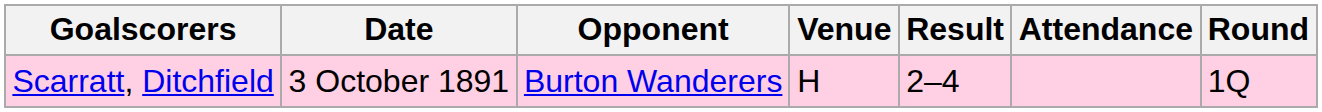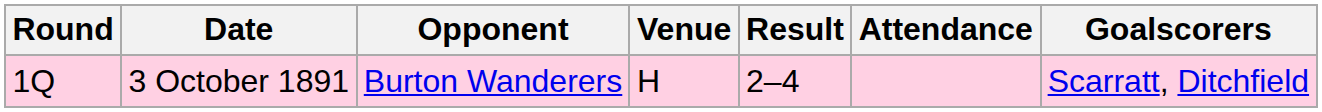columns swapped: (1258, 29) <-> (143, 29)
